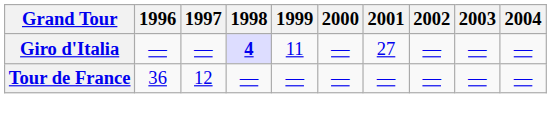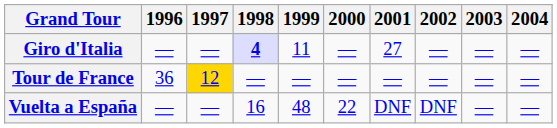(203, 78) no background -> (210, 78) gold background
+ row: (73, 107)
